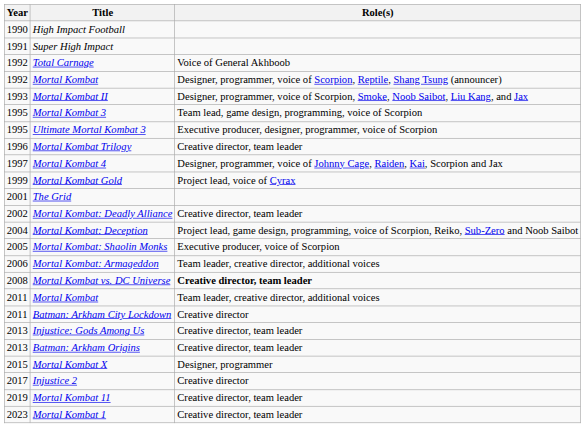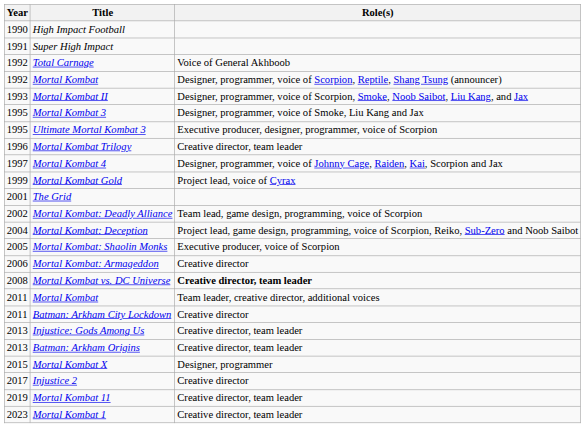(300, 113) Team lead, game design, programming, voice of Scorpion -> (301, 113) Designer, programmer, voice of Smoke, Liu Kang and Jax
(240, 213) Creative director, team leader -> (300, 213) Team lead, game design, programming, voice of Scorpion
(278, 264) Team leader, creative director, additional voices -> (213, 264) Creative director
